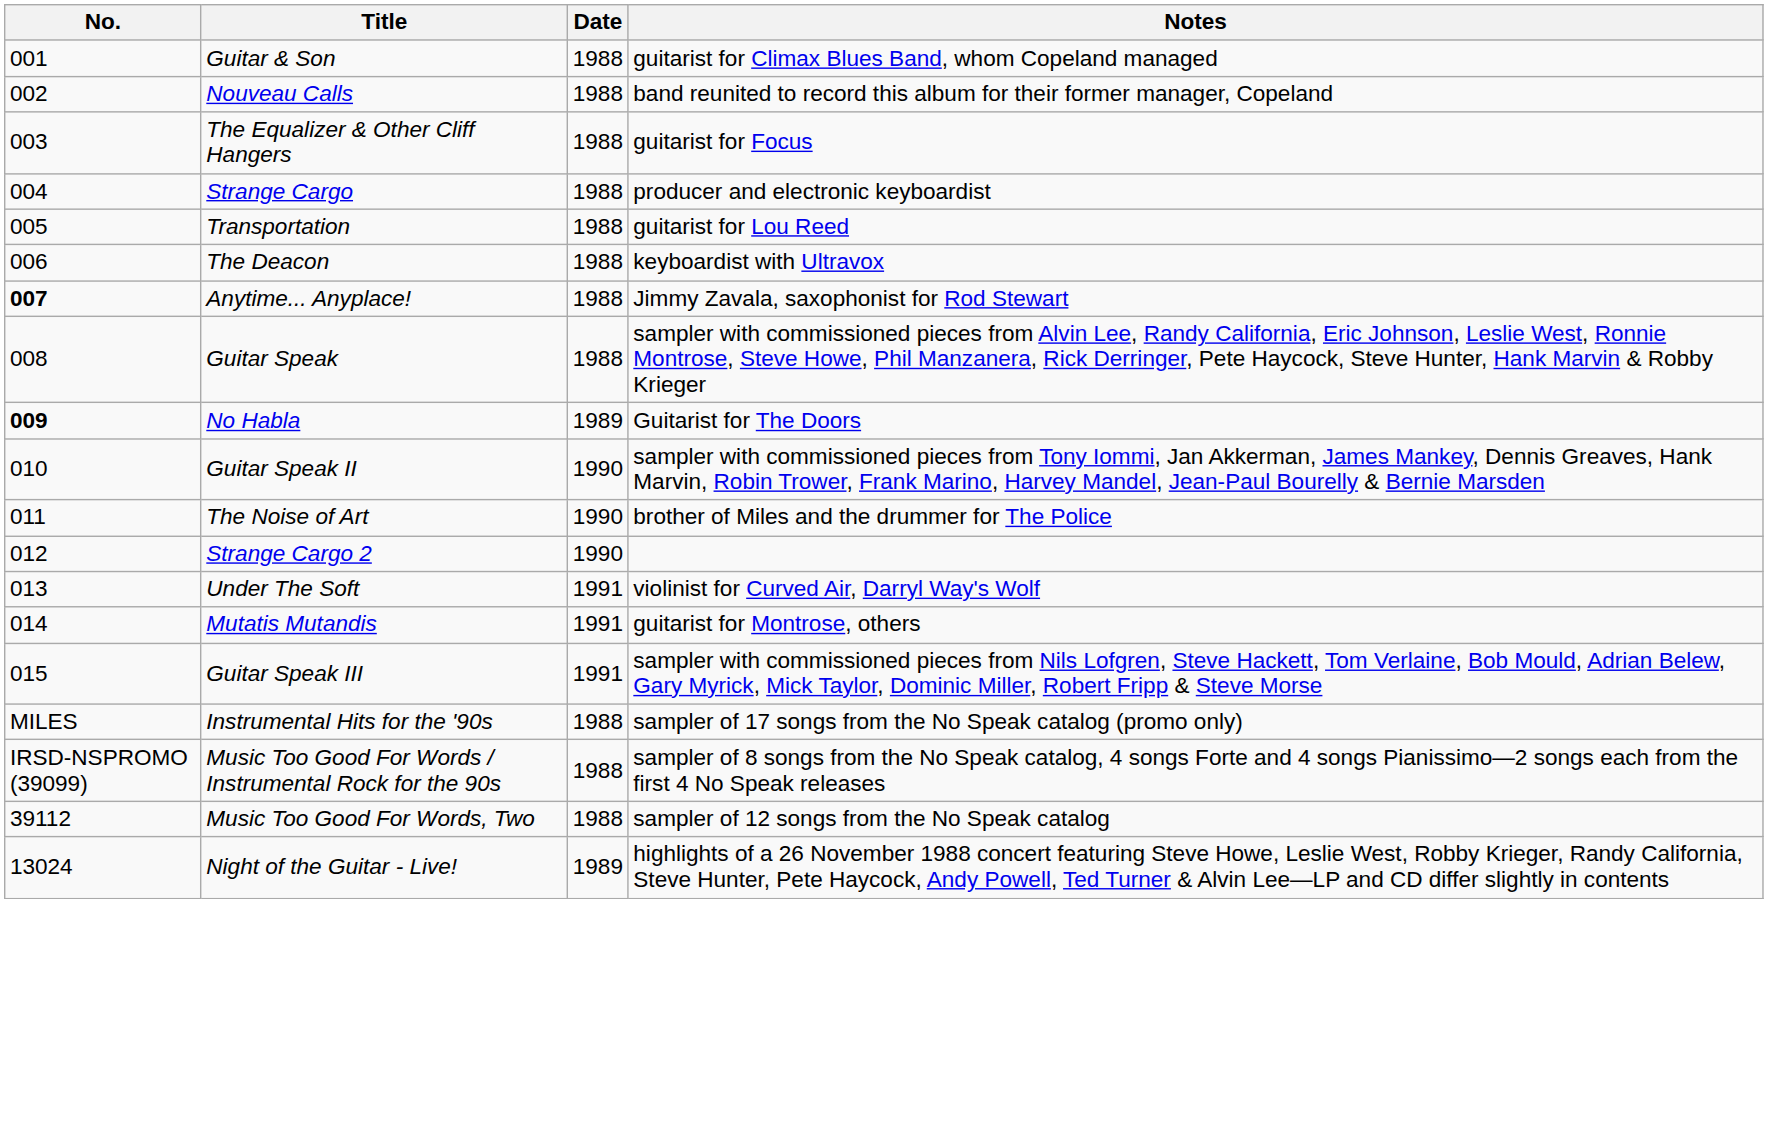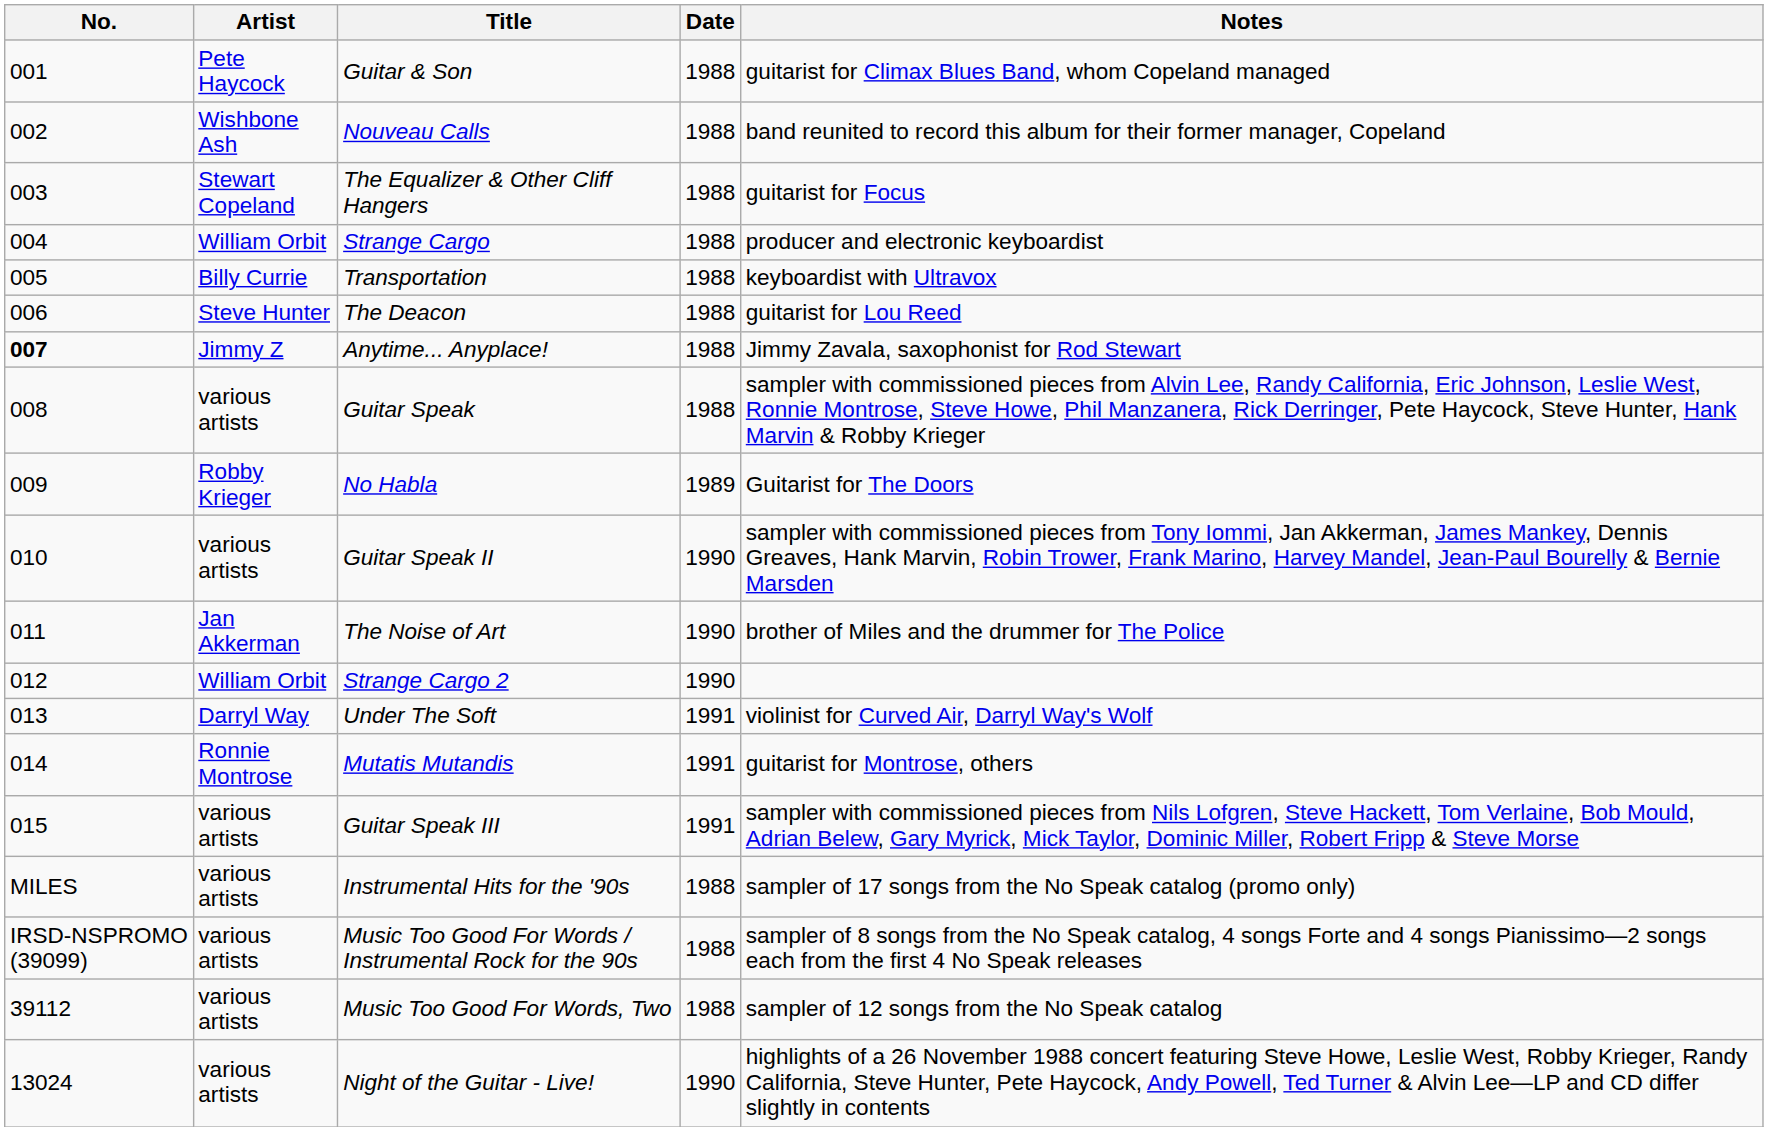+ column: (266, 22)
(741, 226) guitarist for Lou Reed -> (871, 277) keyboardist with Ultravox
(759, 262) keyboardist with Ultravox -> (854, 313) guitarist for Lou Reed
(29, 420) bold -> (29, 483) normal
(598, 867) 1989 -> (710, 1082) 1990
